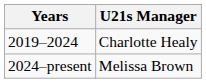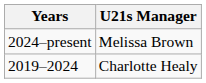rows swapped: (43, 41) <-> (50, 66)
